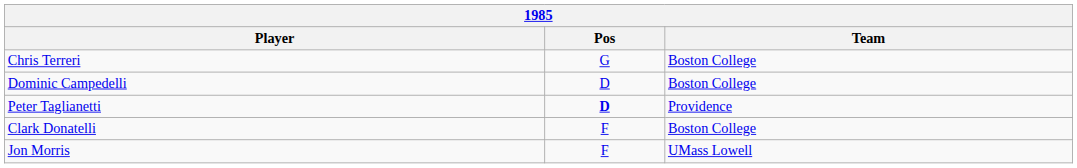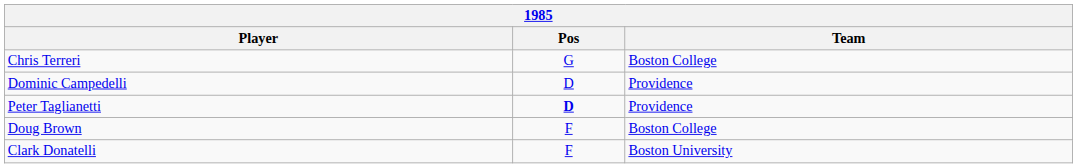(712, 83) Boston College -> (660, 83) Providence
+ row: (45, 128)
(712, 128) Boston College -> (680, 151) Boston University
- row: (39, 151)
